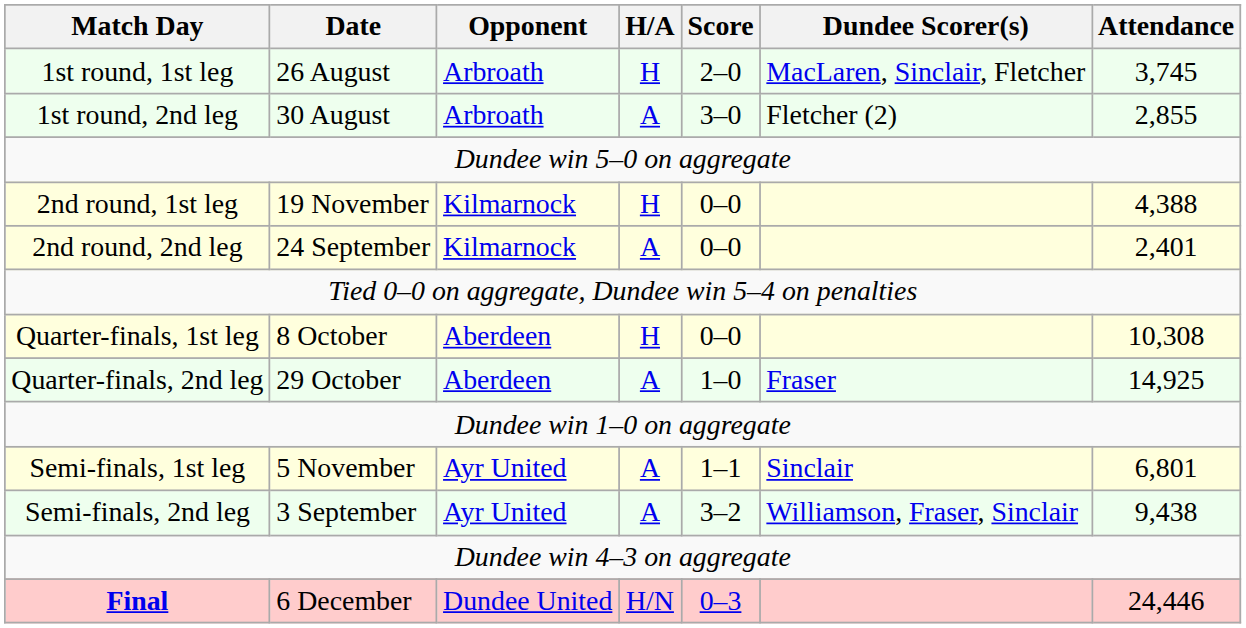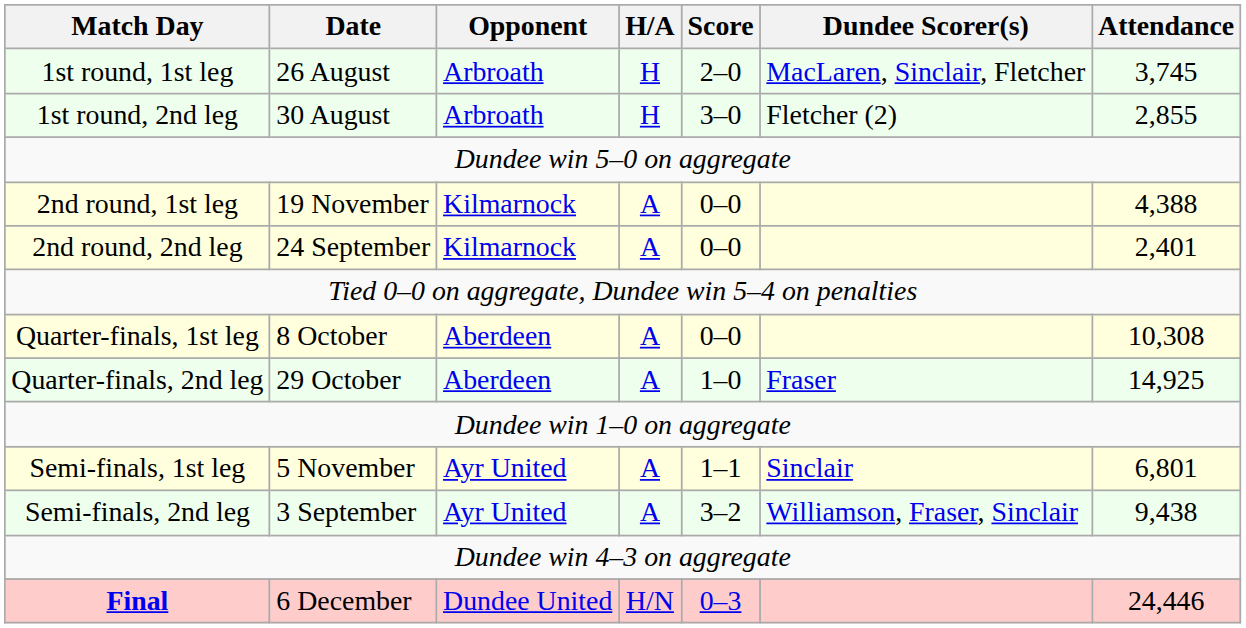(650, 114) A -> (650, 114) H
(650, 203) H -> (650, 203) A
(650, 335) H -> (650, 335) A
